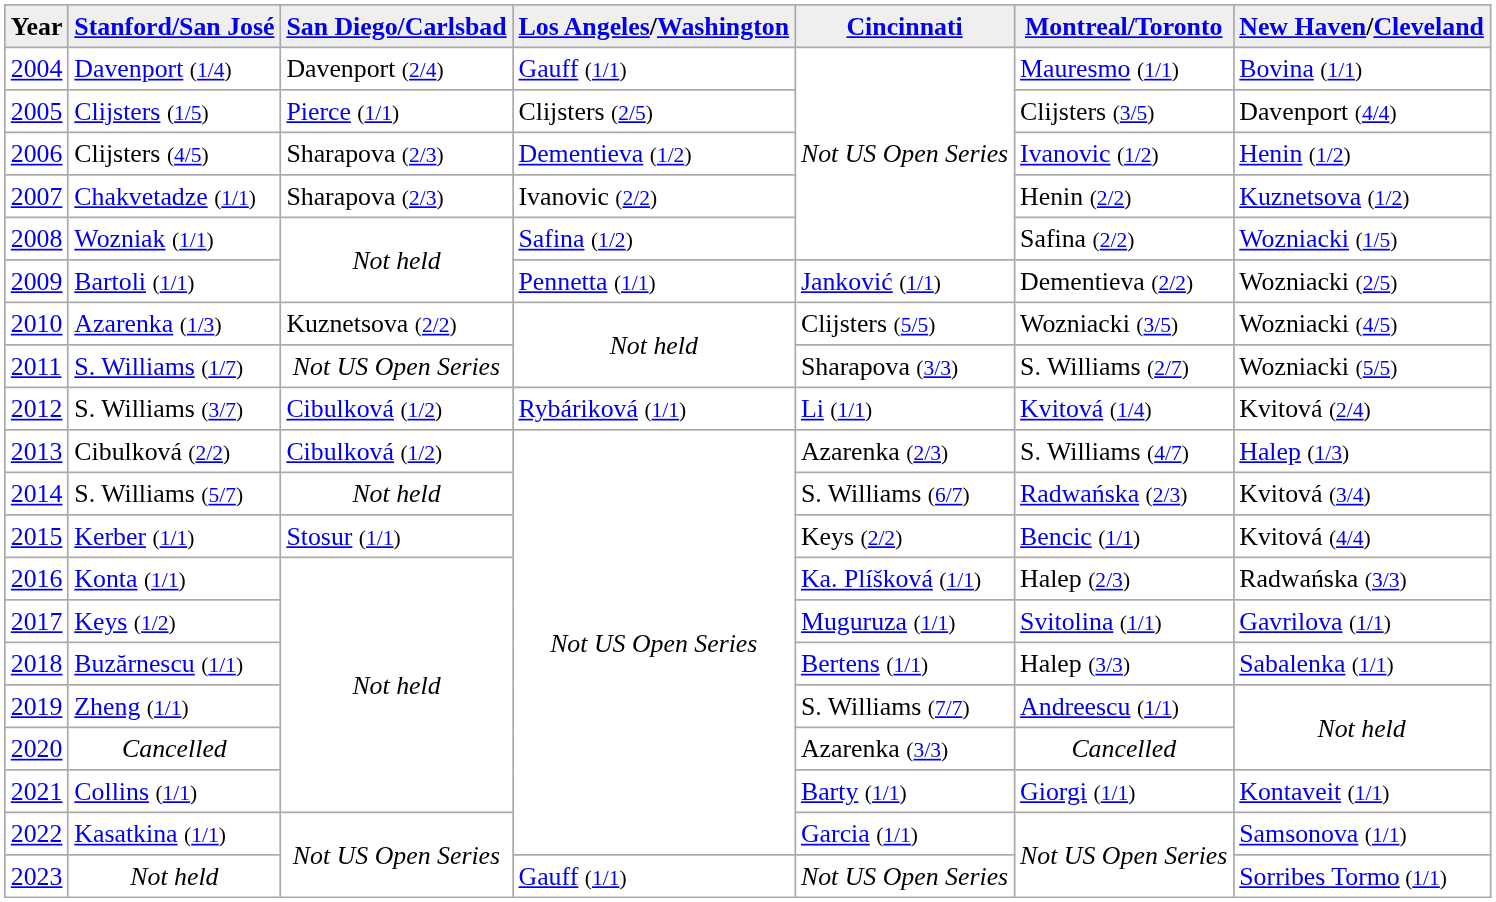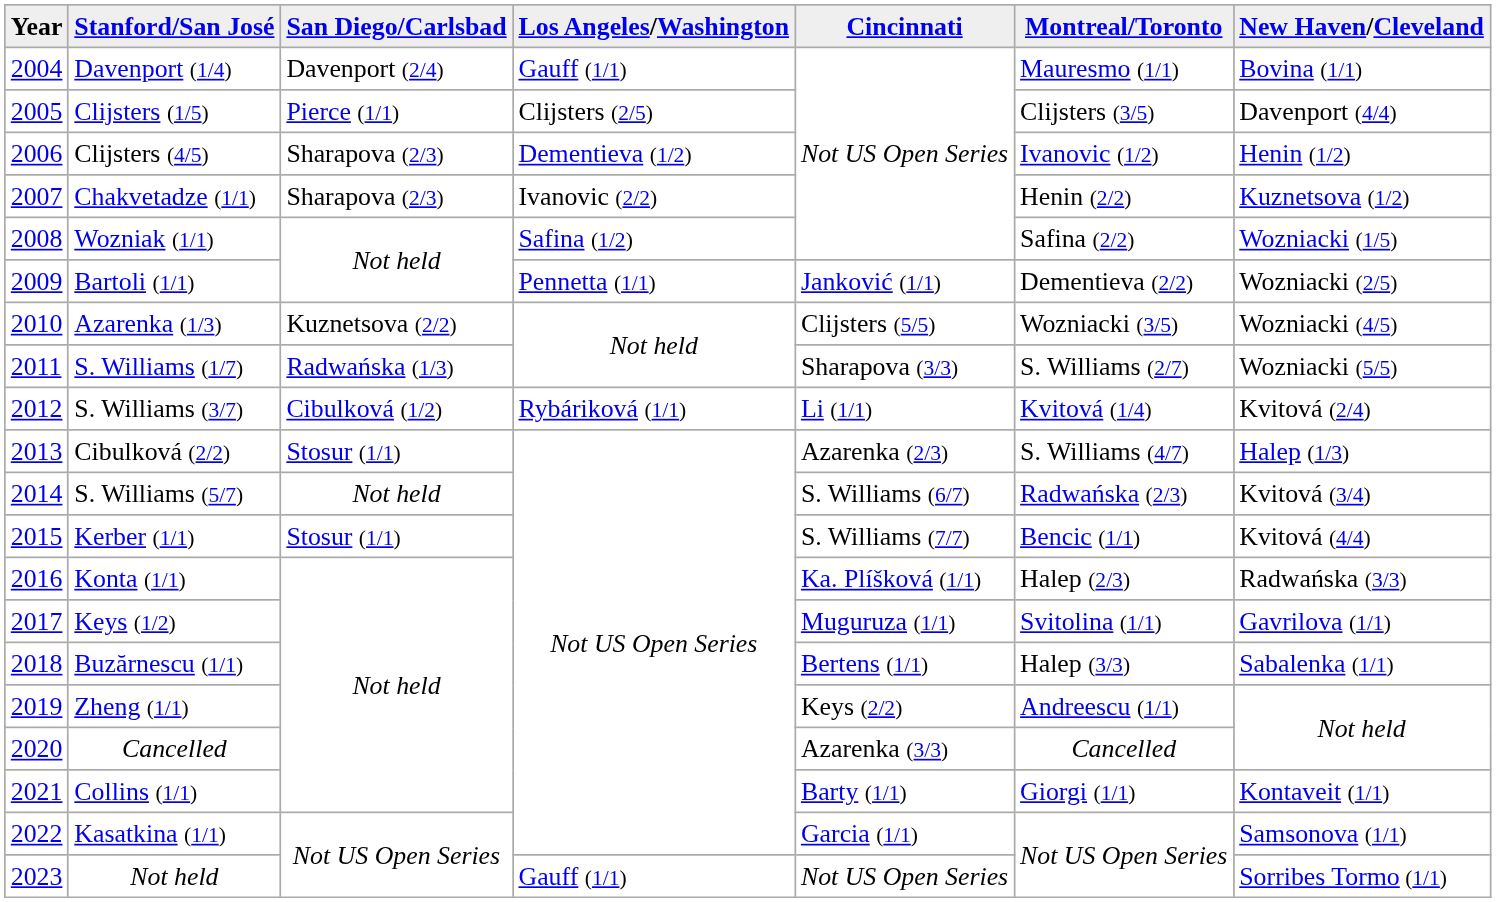(397, 365) Not US Open Series -> (370, 365) Radwańska (1/3)
(364, 450) Cibulková (1/2) -> (344, 450) Stosur (1/1)
(852, 535) Keys (2/2) -> (885, 535) S. Williams (7/7)
(885, 705) S. Williams (7/7) -> (852, 705) Keys (2/2)
